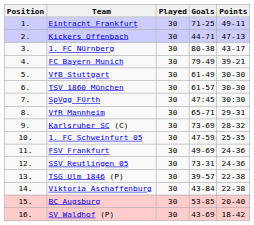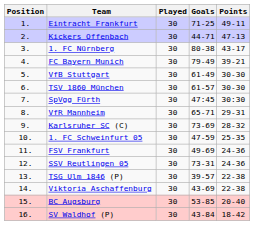(203, 189) 43-84 -> (203, 189) 43-69
(203, 214) 43-69 -> (203, 214) 43-84
